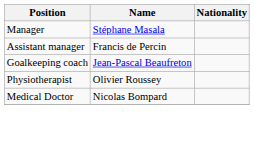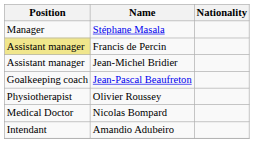(46, 46) no background -> (46, 46) khaki background
+ row: (135, 63)
+ row: (133, 130)
